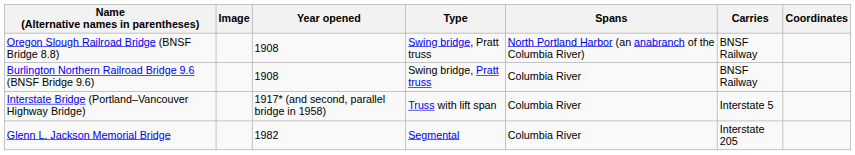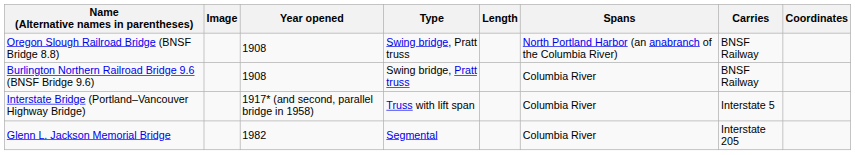+ column: (500, 19)
